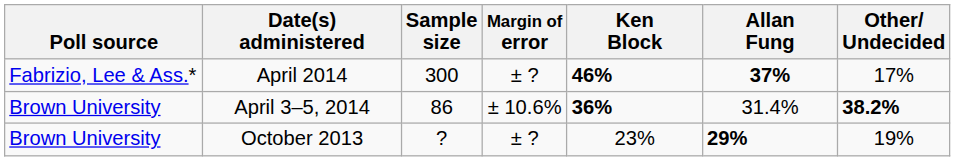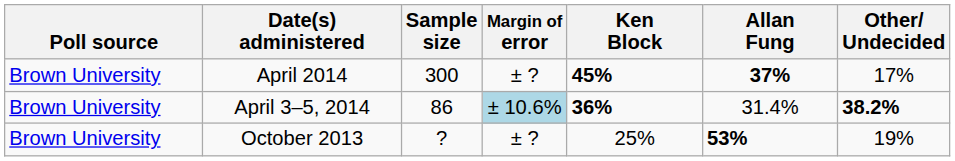(103, 75) Fabrizio, Lee & Ass.* -> (85, 75) Brown University
(592, 75) 46% -> (592, 75) 45%
(525, 107) no background -> (525, 107) lightblue background
(635, 139) 23% -> (635, 139) 25%
(727, 139) 29% -> (727, 139) 53%
